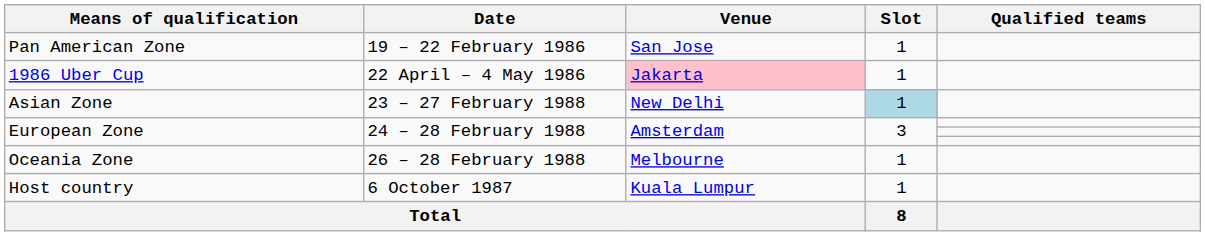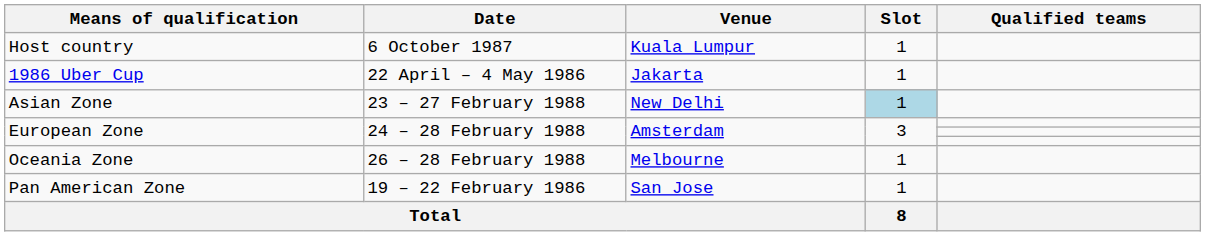rows swapped: (71, 188) <-> (97, 47)
(667, 75) pink background -> (667, 75) no background
